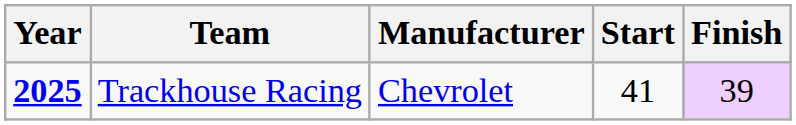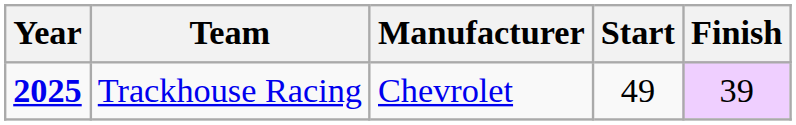(638, 89) 41 -> (638, 89) 49
